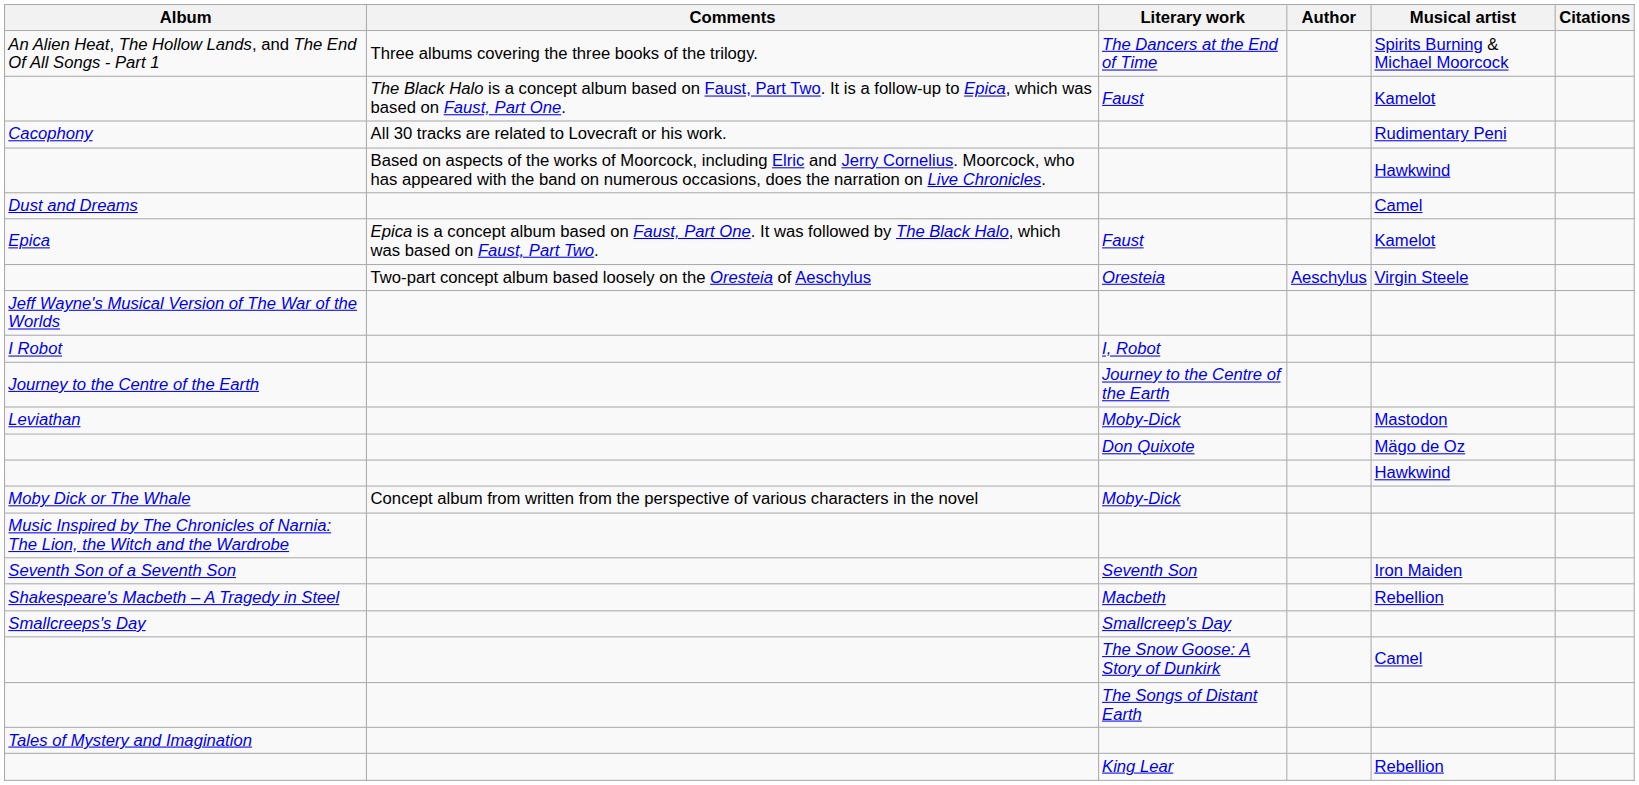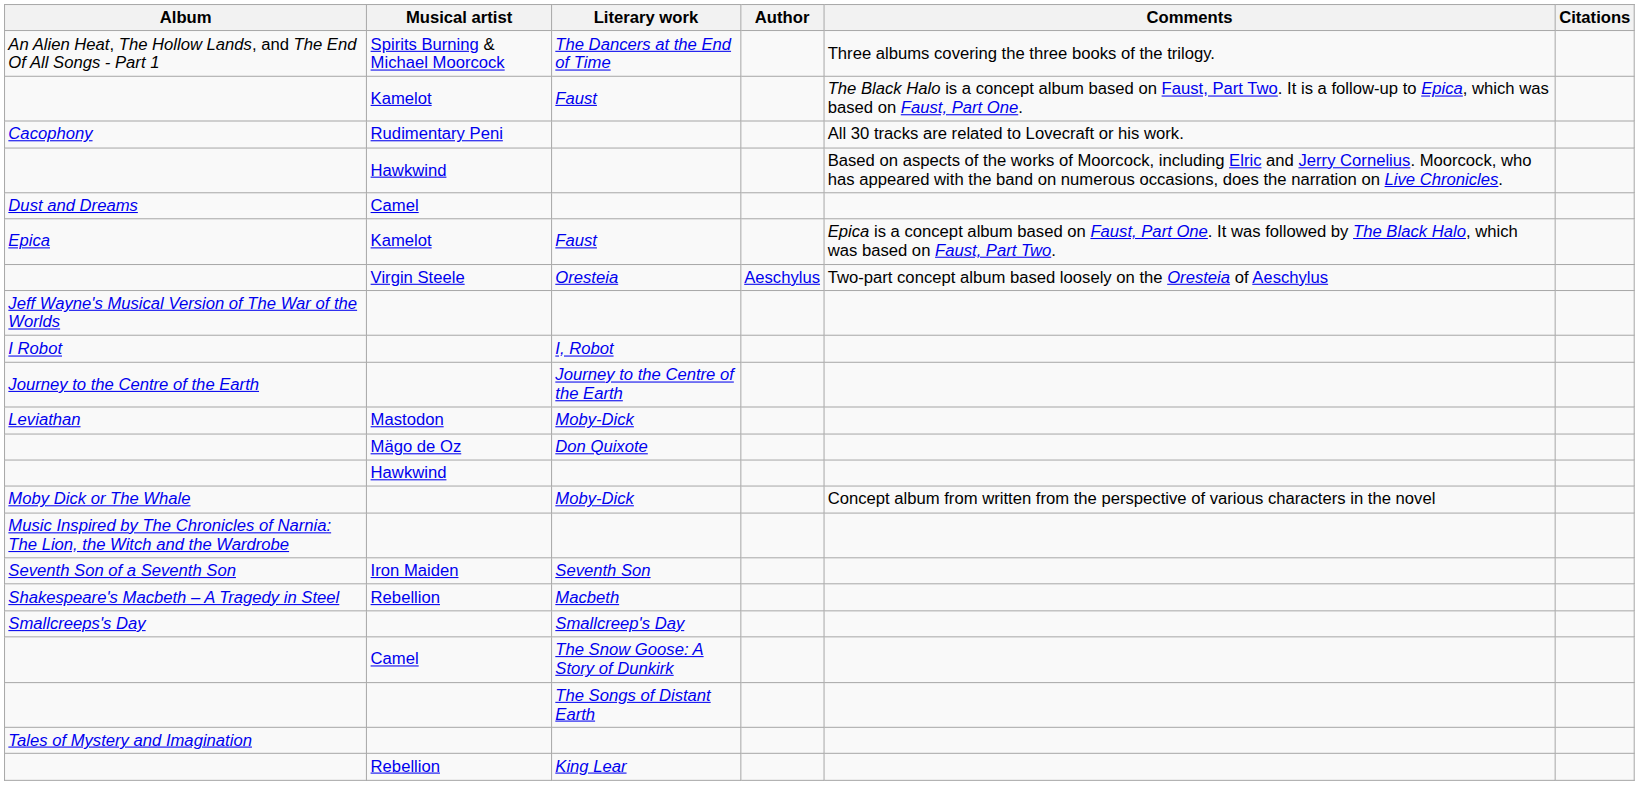columns swapped: (1463, 17) <-> (732, 17)
